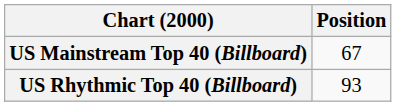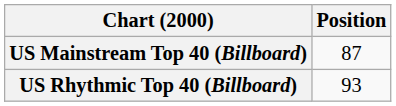(351, 52) 67 -> (351, 52) 87
